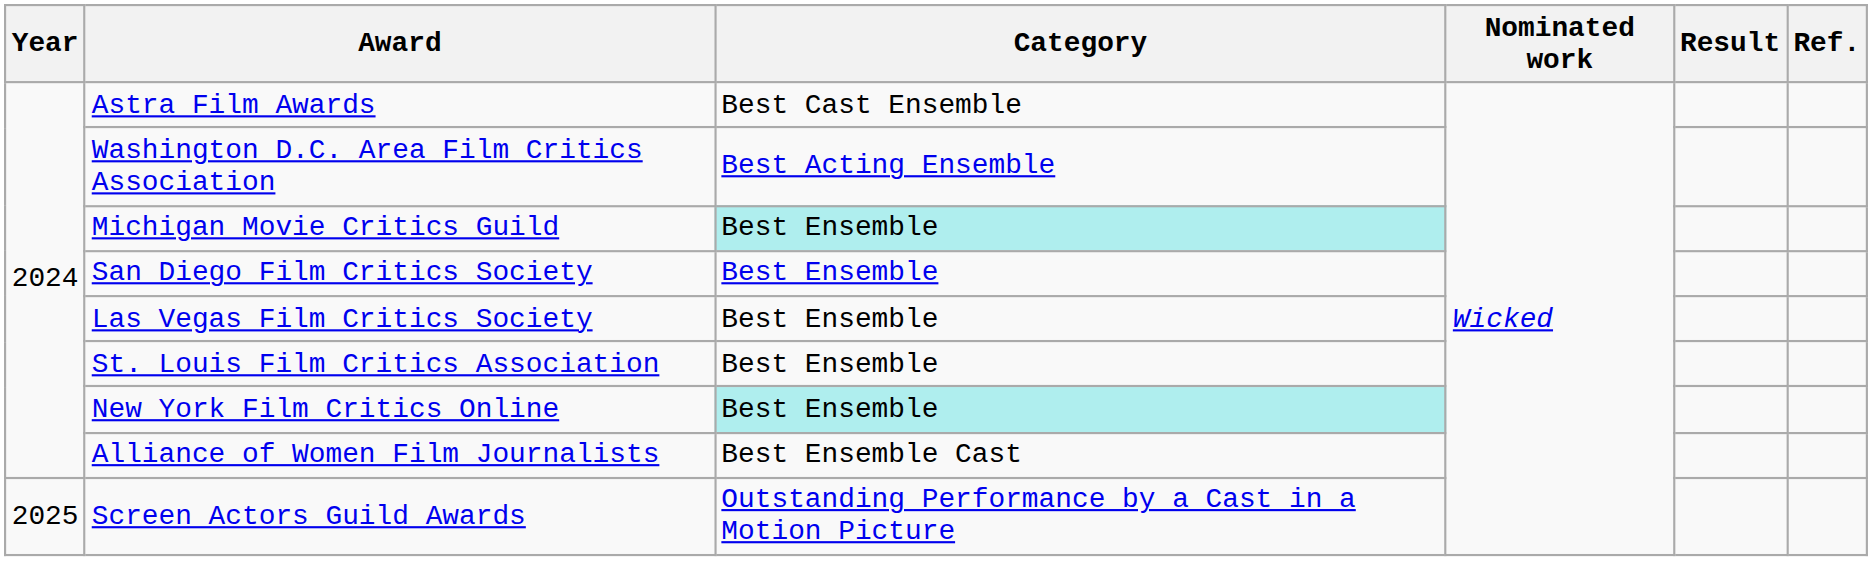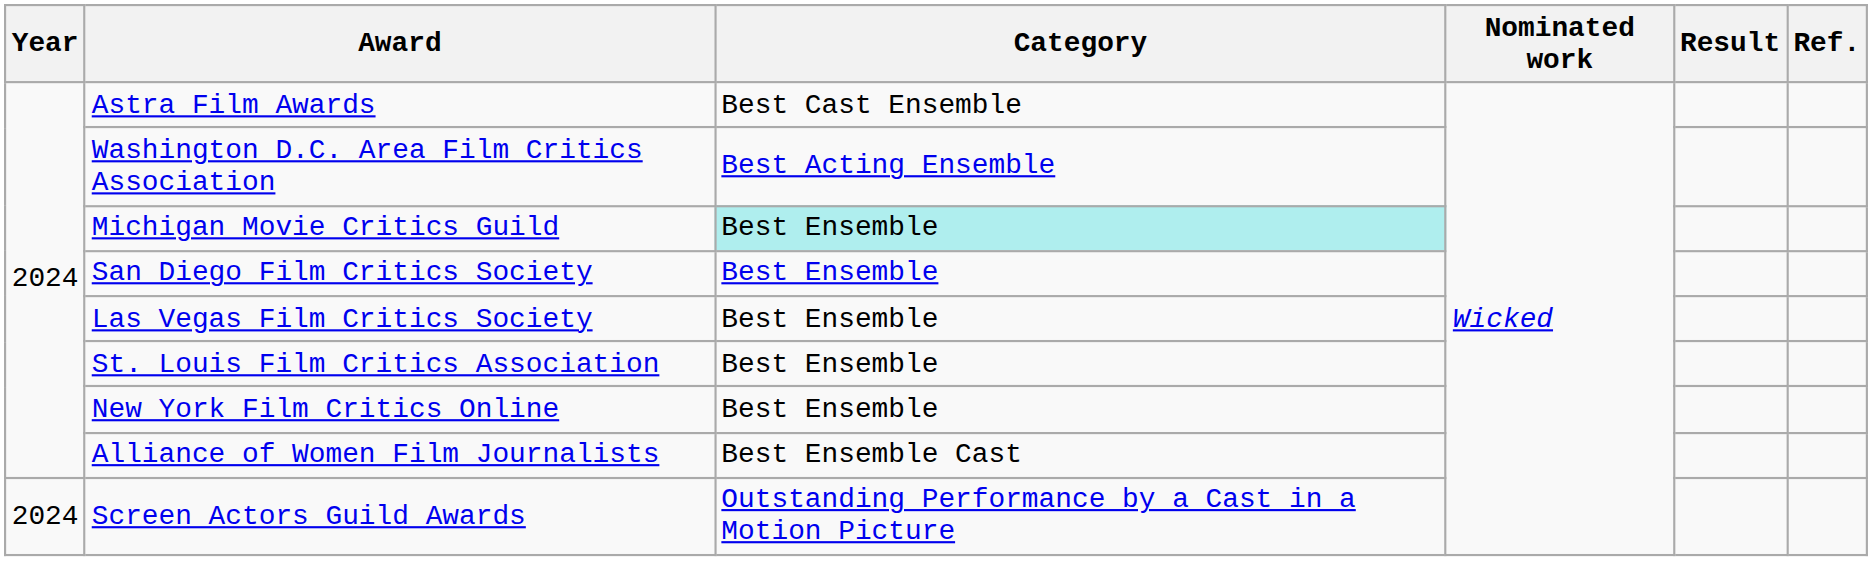(830, 409) paleturquoise background -> (830, 409) no background
(45, 516) 2025 -> (45, 516) 2024
